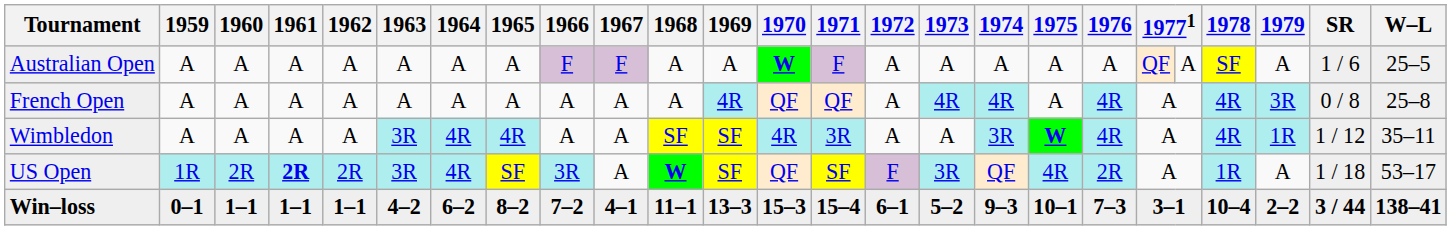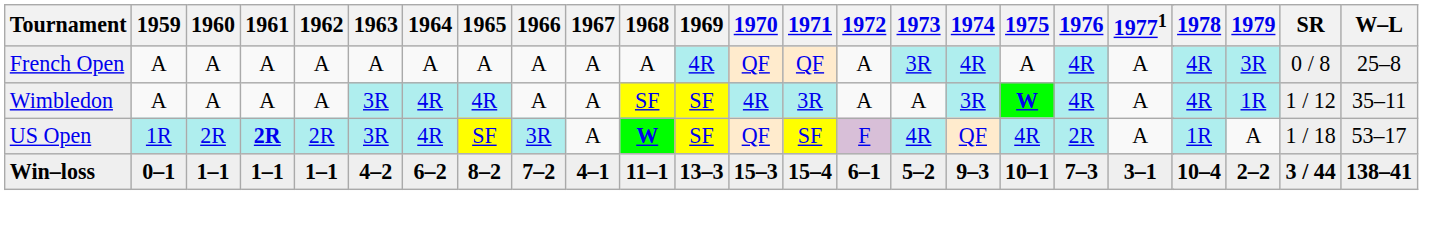- row: (82, 63)
(947, 99) 4R -> (919, 63) 3R
(947, 170) 3R -> (919, 135) 4R
